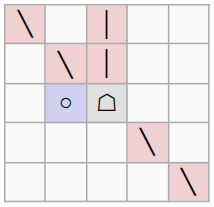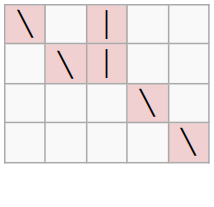- row: (66, 102)
